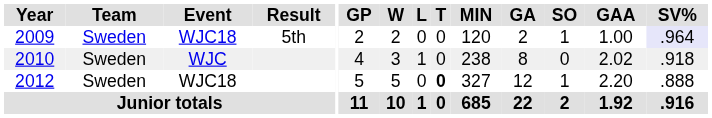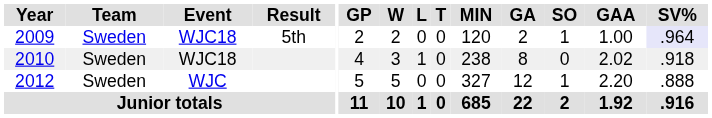(208, 58) WJC -> (208, 58) WJC18
(208, 80) WJC18 -> (208, 80) WJC
(441, 80) bold -> (441, 80) normal
